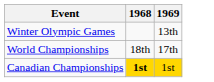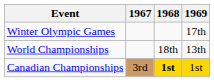+ column: (140, 13)
(168, 31) 13th -> (196, 31) 17th
(168, 49) 17th -> (196, 49) 13th
